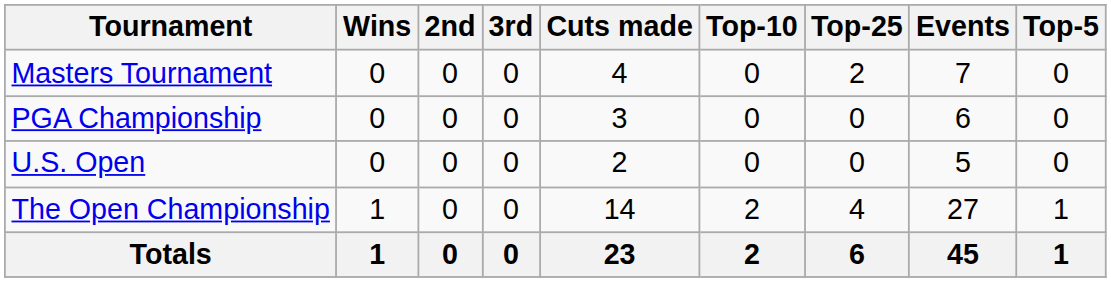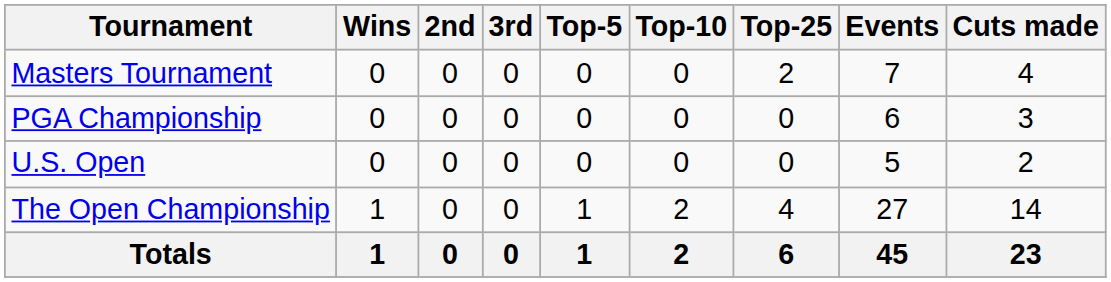columns swapped: (1061, 27) <-> (620, 27)
